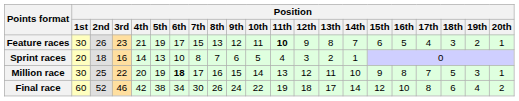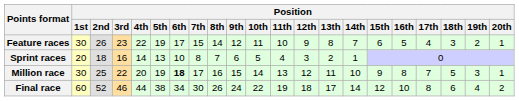(141, 42) 21 -> (141, 42) 22
(217, 42) 13 -> (217, 42) 14
(282, 42) bold -> (282, 42) normal
(141, 88) 42 -> (141, 88) 44
